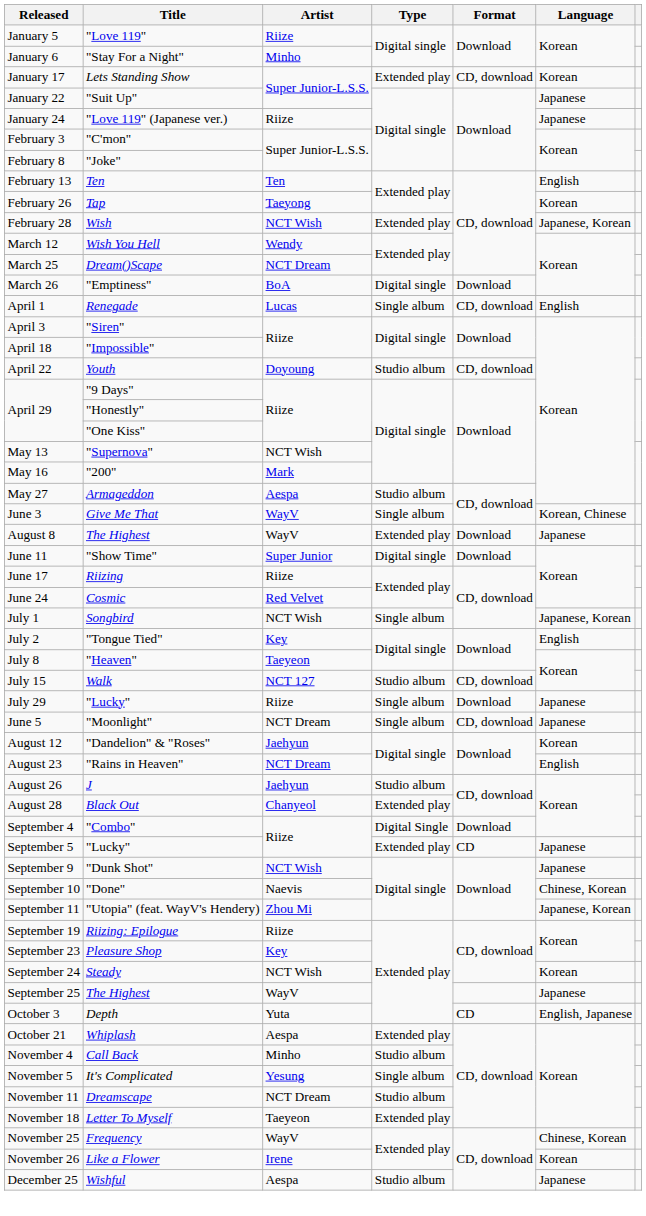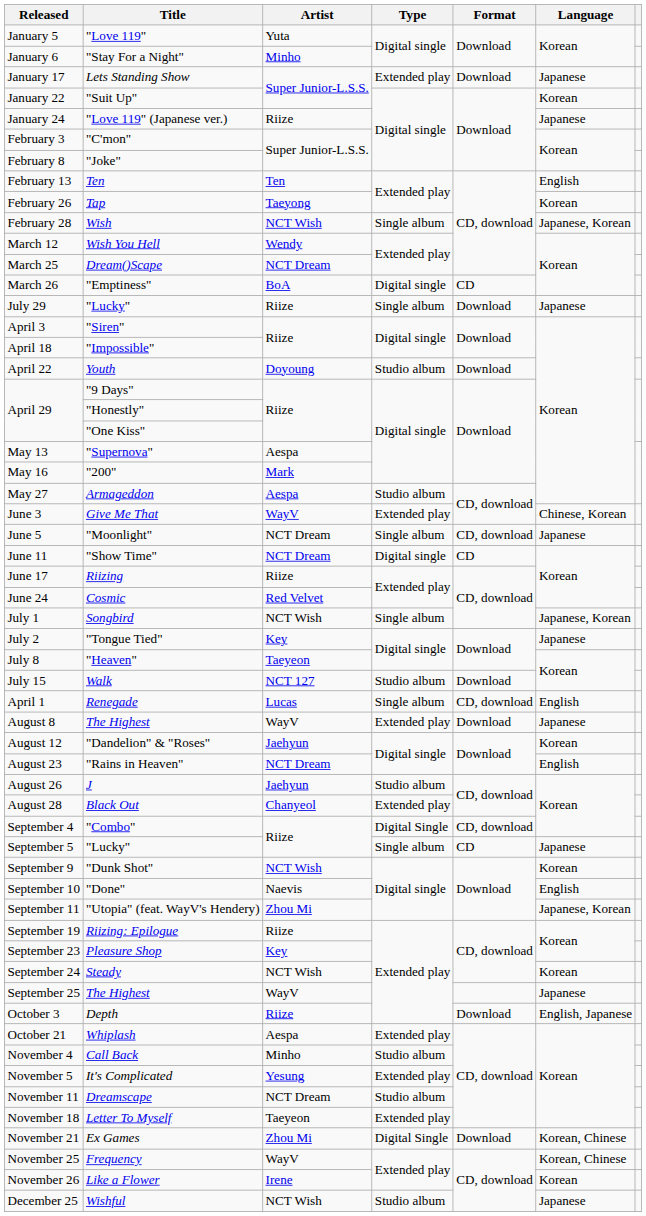(279, 35) Riize -> (278, 35) Yuta
(495, 77) CD, download -> (484, 77) Download
(558, 77) Korean -> (562, 77) Japanese
(562, 98) Japanese -> (558, 98) Korean
(413, 222) Extended play -> (410, 222) Single album
(484, 285) Download -> (465, 285) CD
rows swapped: (26, 306) <-> (27, 701)
(495, 368) CD, download -> (484, 368) Download
(294, 451) NCT Wish -> (282, 451) Aespa
(410, 514) Single album -> (413, 514) Extended play
(583, 514) Korean, Chinese -> (583, 514) Chinese, Korean
rows swapped: (24, 722) <-> (31, 535)
(299, 555) Super Junior -> (298, 555) NCT Dream
(484, 555) Download -> (465, 555) CD
(559, 639) English -> (562, 639) Japanese
(495, 680) CD, download -> (484, 680) Download
(484, 826) Download -> (495, 826) CD, download
(413, 847) Extended play -> (410, 847) Single album
(562, 868) Japanese -> (558, 868) Korean
(583, 888) Chinese, Korean -> (559, 888) English
(278, 1013) Yuta -> (279, 1013) Riize
(465, 1013) CD -> (484, 1013) Download
(410, 1076) Single album -> (413, 1076) Extended play
+ row: (43, 1138)
(583, 1138) Chinese, Korean -> (583, 1159) Korean, Chinese
(282, 1180) Aespa -> (294, 1200) NCT Wish
